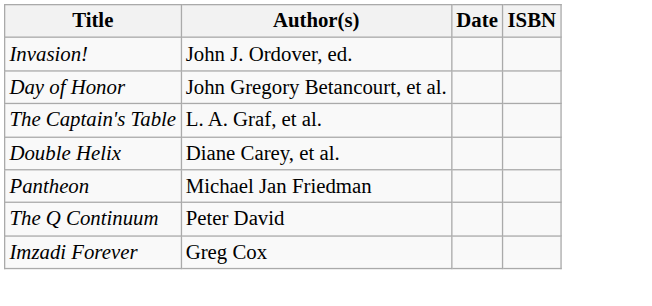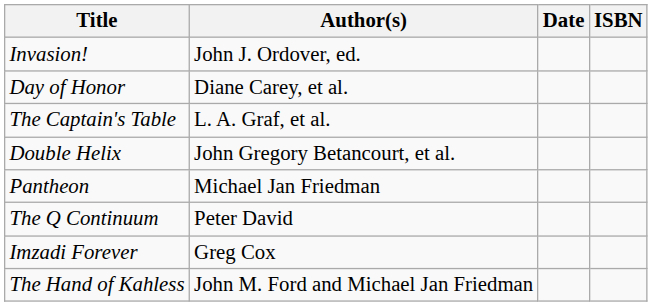(316, 86) John Gregory Betancourt, et al. -> (271, 86) Diane Carey, et al.
(263, 152) Diane Carey, et al. -> (325, 152) John Gregory Betancourt, et al.
+ row: (97, 284)
